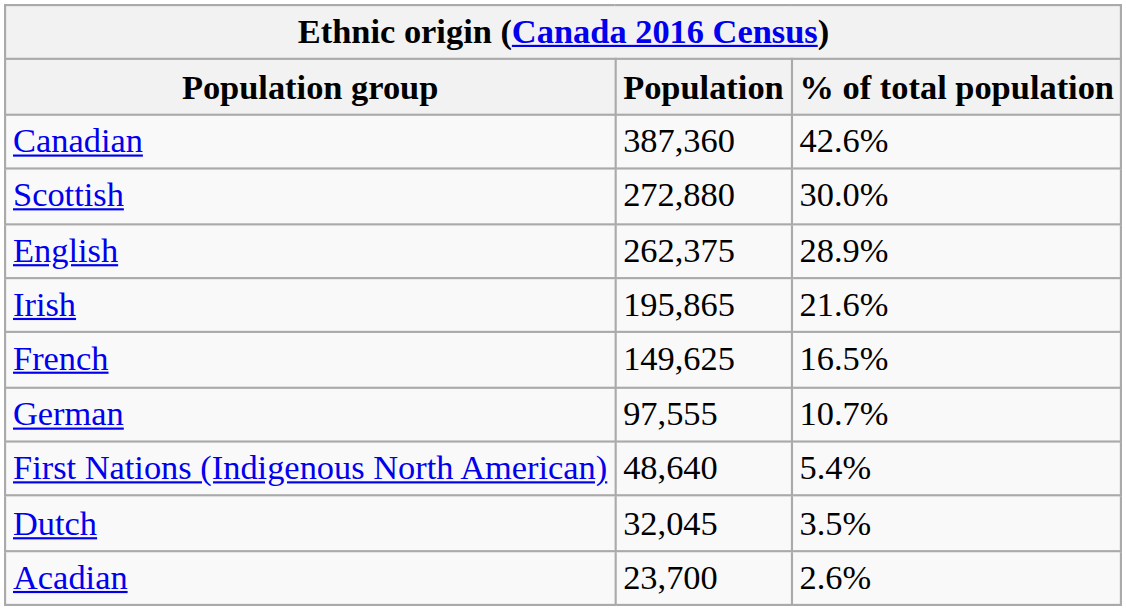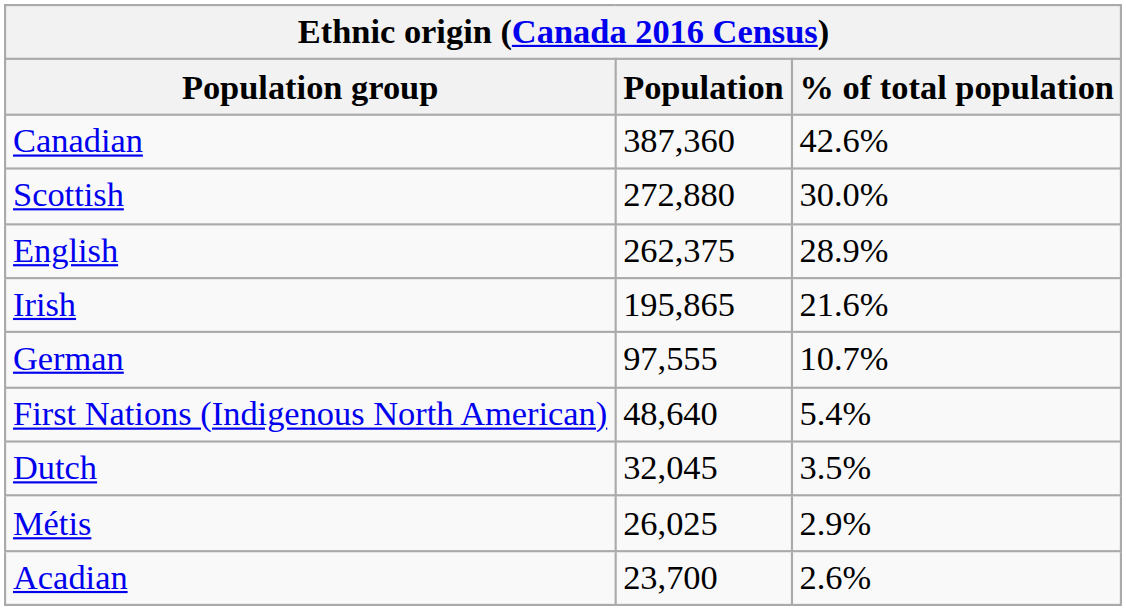- row: (61, 359)
+ row: (52, 522)
